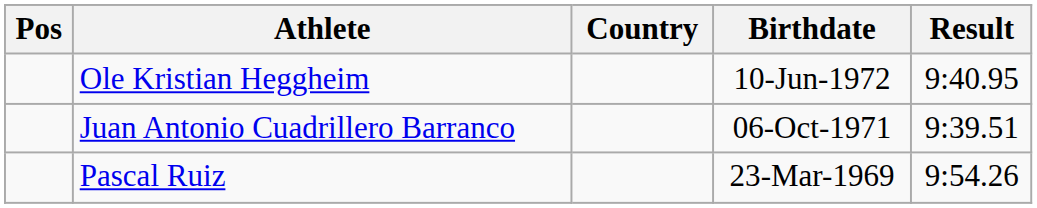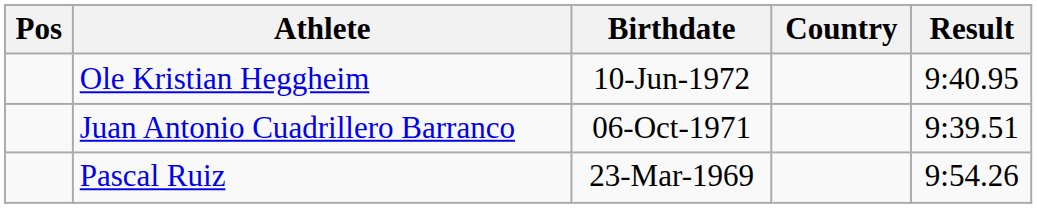columns swapped: (812, 29) <-> (642, 29)
